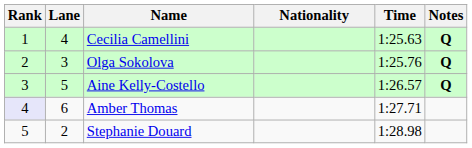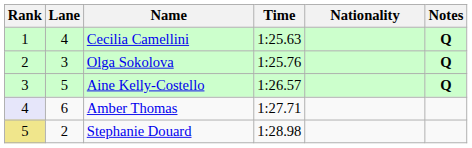columns swapped: (314, 16) <-> (400, 16)
(25, 131) no background -> (25, 131) khaki background
